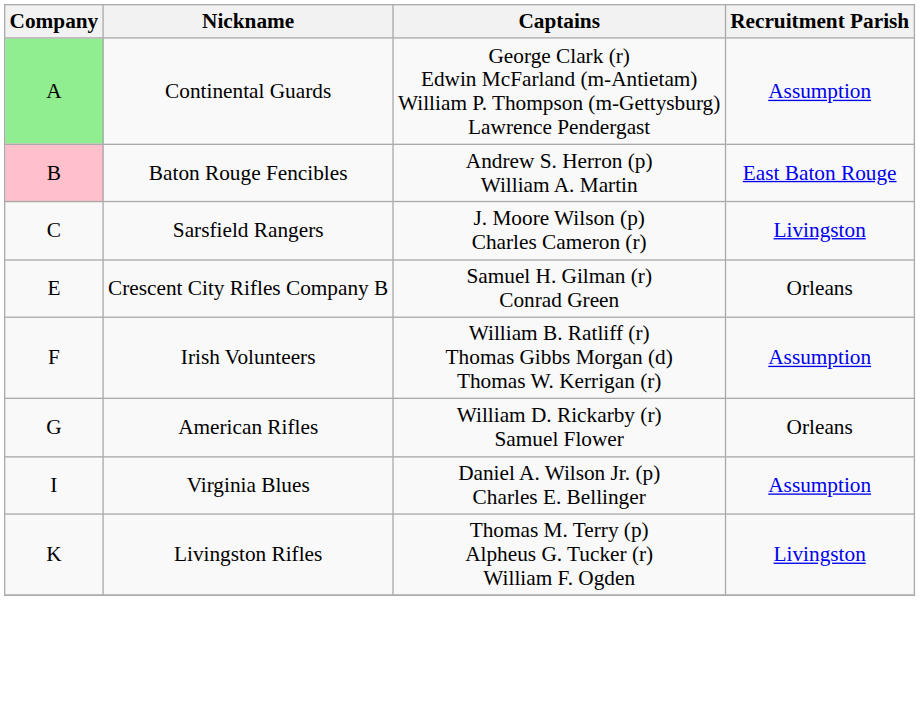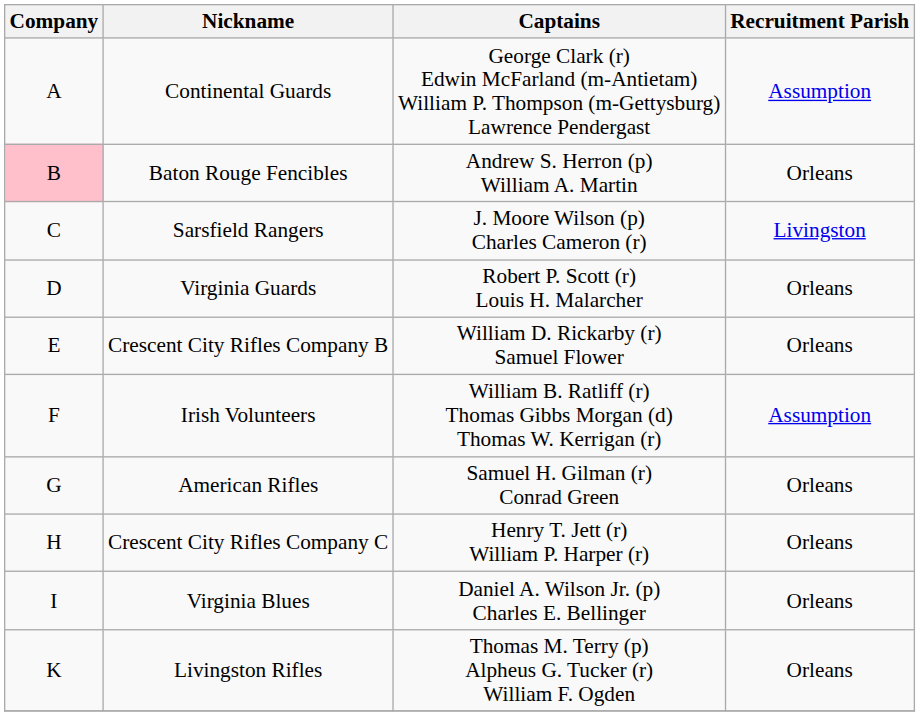(54, 91) lightgreen background -> (54, 91) no background
(820, 172) East Baton Rouge -> (820, 172) Orleans
+ row: (248, 288)
(559, 288) Samuel H. Gilman (r) Conrad Green -> (559, 345) William D. Rickarby (r) Samuel Flower
(559, 427) William D. Rickarby (r) Samuel Flower -> (559, 485) Samuel H. Gilman (r) Conrad Green
+ row: (248, 542)
(820, 485) Assumption -> (820, 600) Orleans
(820, 554) Livingston -> (820, 670) Orleans
